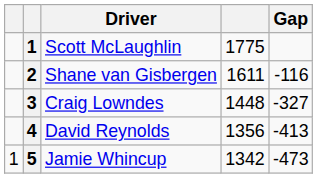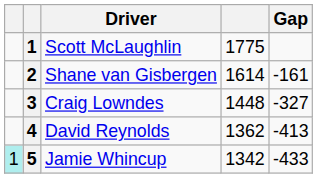(246, 75) 1611 -> (245, 75) 1614
(291, 75) -116 -> (291, 75) -161
(245, 131) 1356 -> (245, 131) 1362
(14, 160) no background -> (14, 160) paleturquoise background
(291, 160) -473 -> (291, 160) -433
